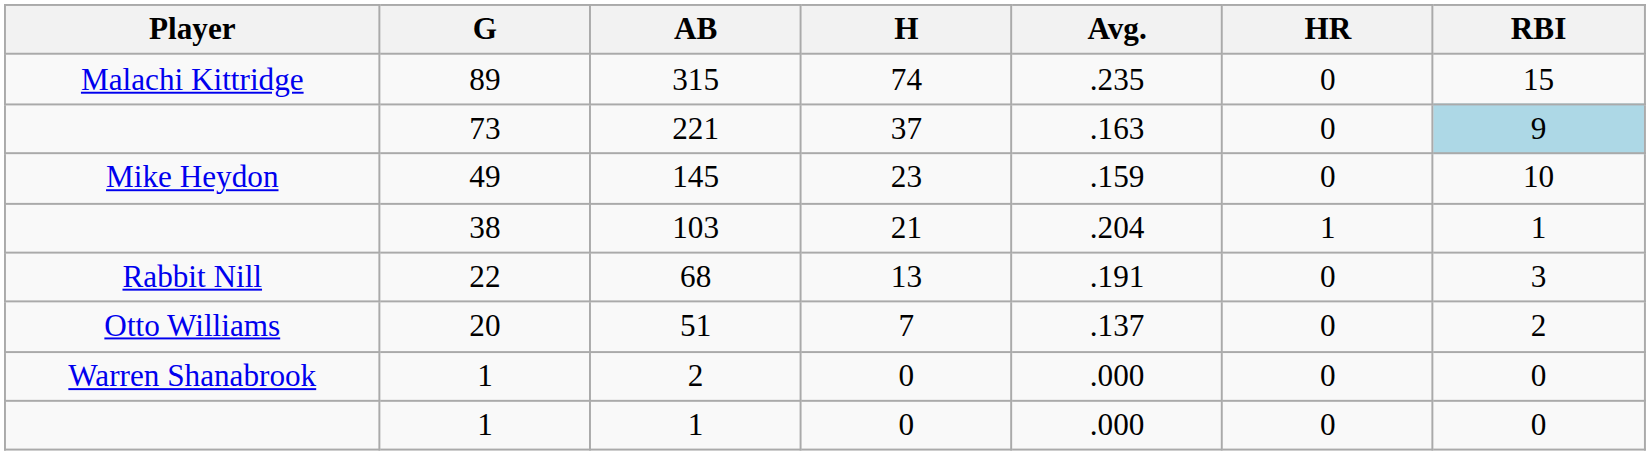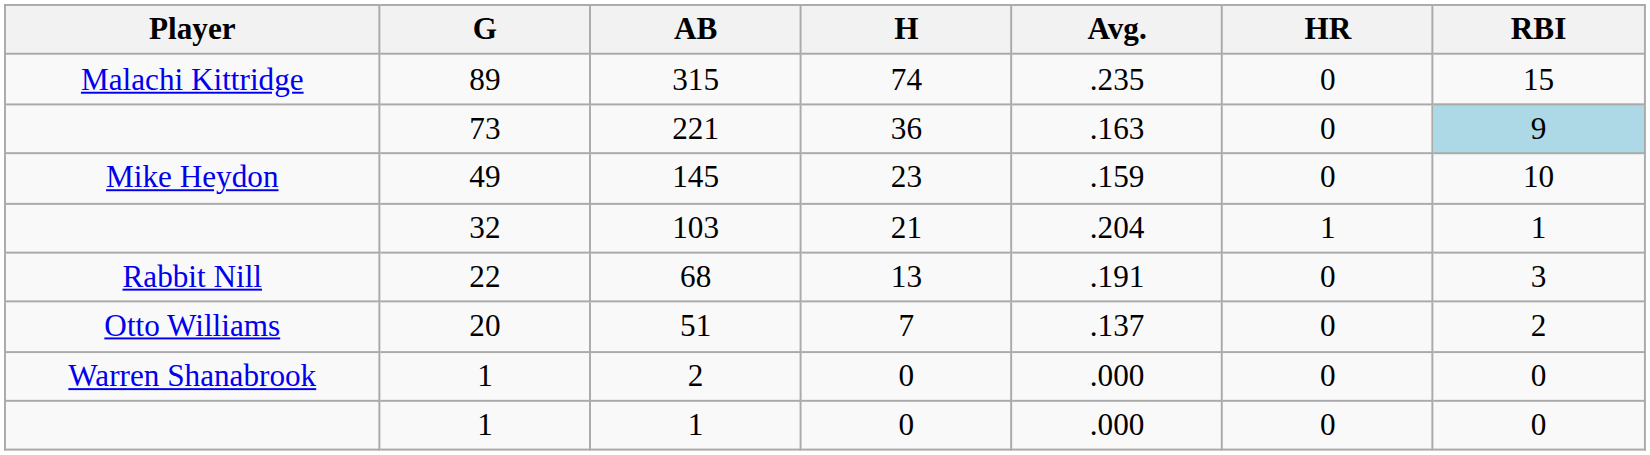(906, 128) 37 -> (906, 128) 36
(485, 227) 38 -> (485, 227) 32
